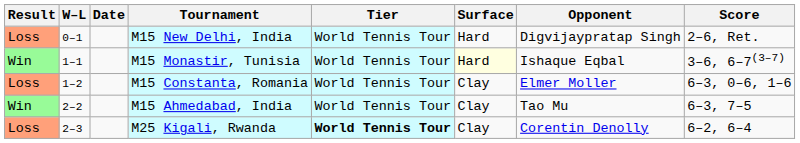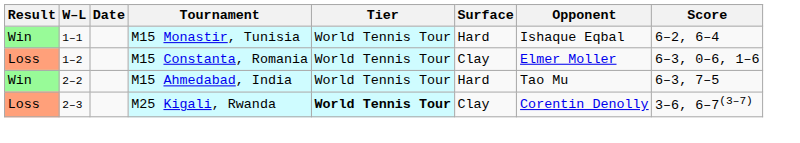- row: (212, 37)
(474, 61) lightyellow background -> (474, 37) no background
(736, 61) 3–6, 6–7(3–7) -> (687, 37) 6–2, 6–4
(474, 106) Clay -> (474, 81) Hard
(719, 128) 6–2, 6–4 -> (704, 104) 3–6, 6–7(3–7)
